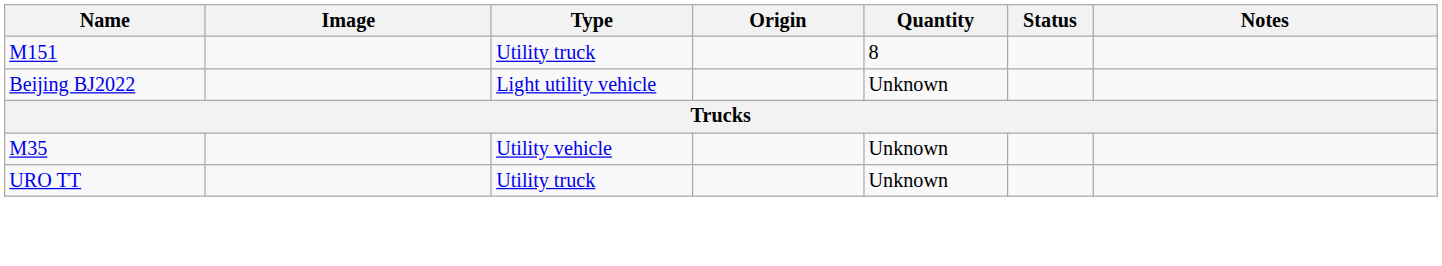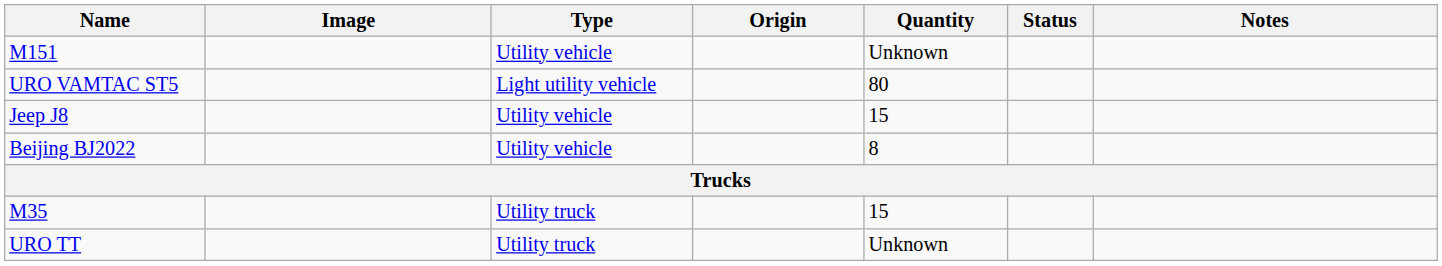(546, 52) Utility truck -> (554, 52) Utility vehicle
(874, 52) 8 -> (908, 52) Unknown
+ row: (94, 84)
+ row: (39, 116)
(576, 84) Light utility vehicle -> (554, 148) Utility vehicle
(908, 84) Unknown -> (874, 148) 8
(554, 148) Utility vehicle -> (546, 212) Utility truck
(908, 148) Unknown -> (879, 212) 15
